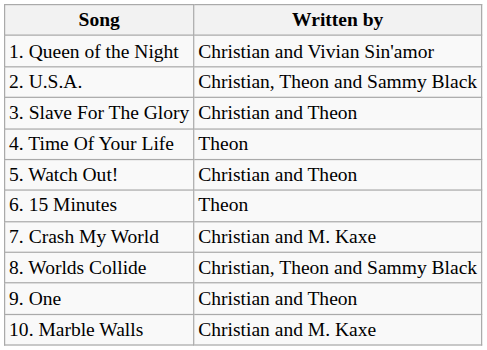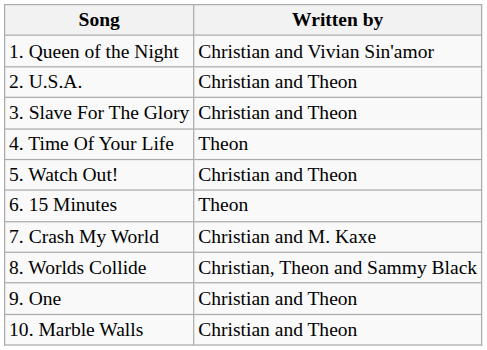(338, 81) Christian, Theon and Sammy Black -> (278, 81) Christian and Theon
(287, 329) Christian and M. Kaxe -> (278, 329) Christian and Theon
